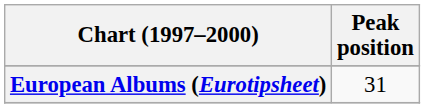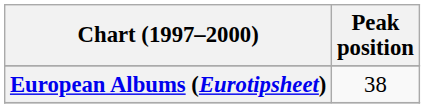(375, 84) 31 -> (375, 84) 38
